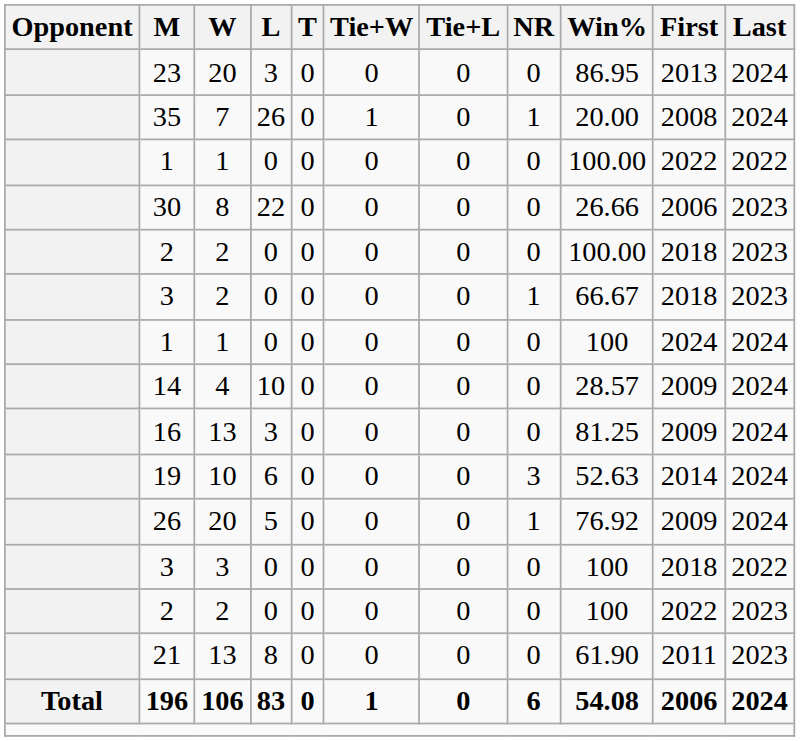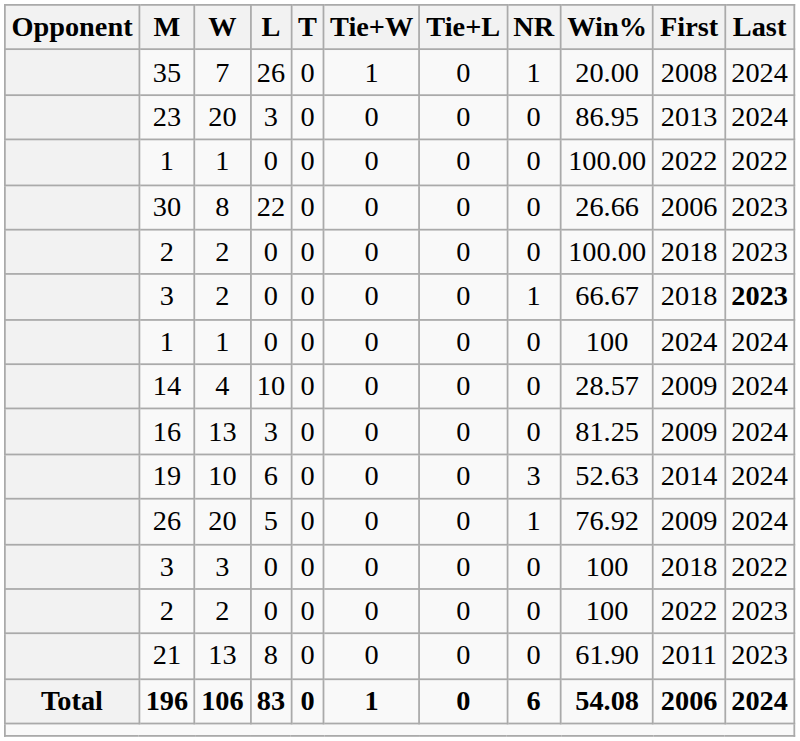rows swapped: (167, 116) <-> (167, 71)
(760, 296) normal -> (760, 296) bold
